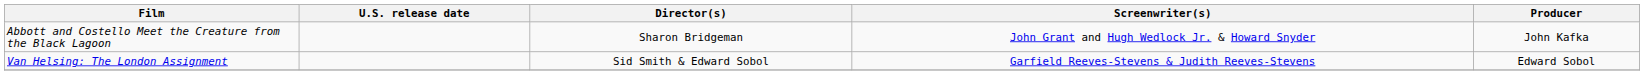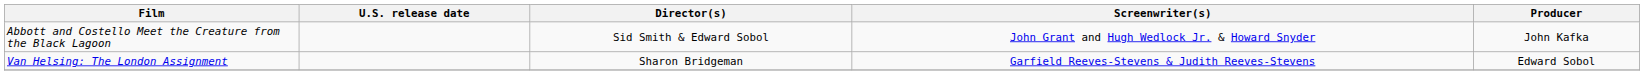(691, 37) Sharon Bridgeman -> (691, 37) Sid Smith & Edward Sobol
(691, 61) Sid Smith & Edward Sobol -> (691, 61) Sharon Bridgeman
